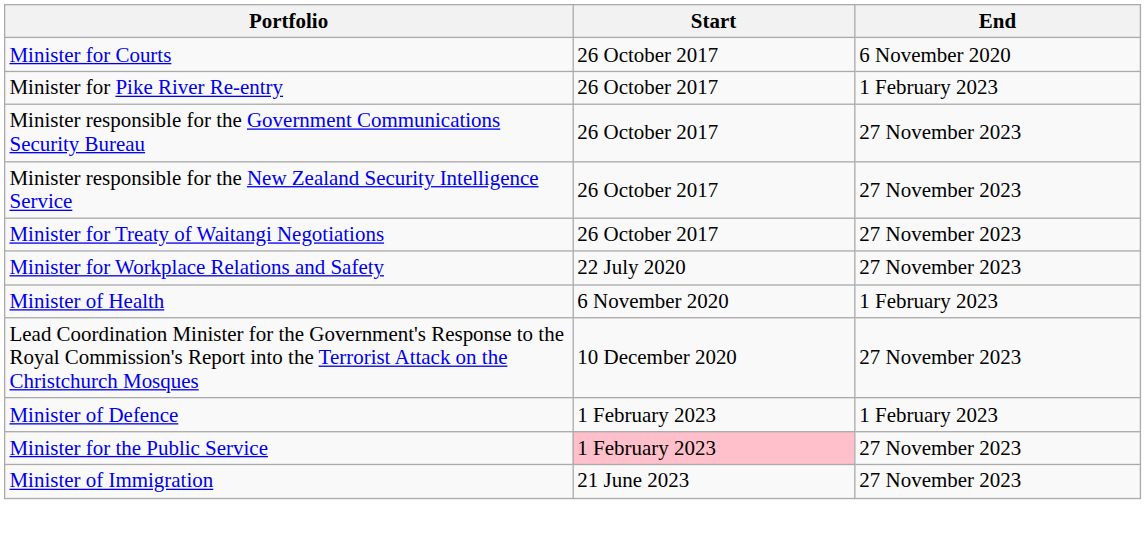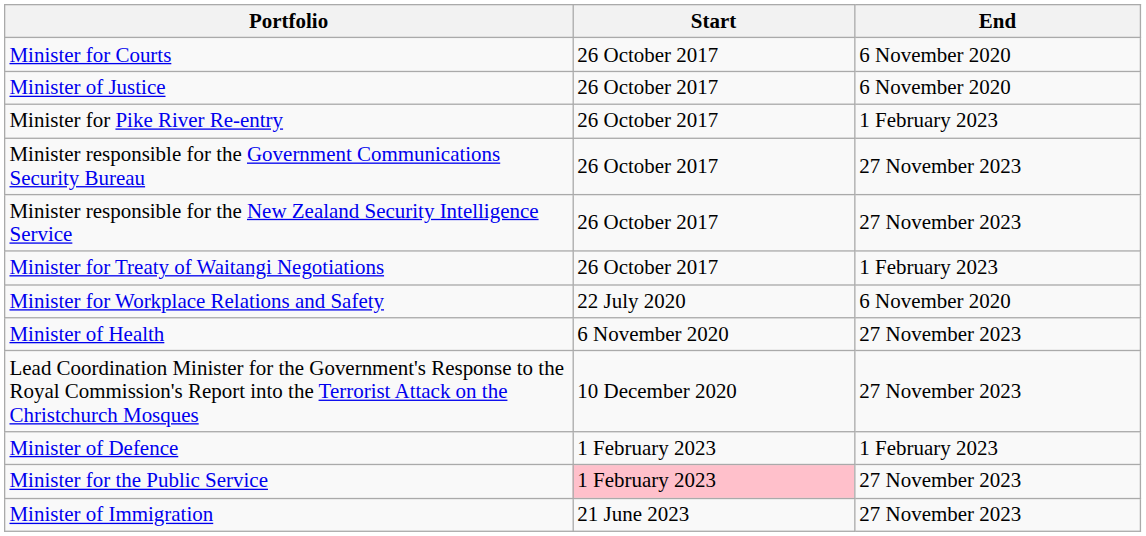+ row: (87, 87)
(940, 234) 27 November 2023 -> (929, 267) 1 February 2023
(940, 267) 27 November 2023 -> (935, 300) 6 November 2020
(929, 300) 1 February 2023 -> (940, 334) 27 November 2023
